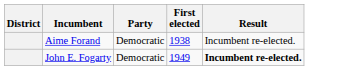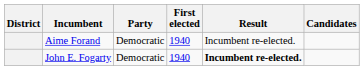+ column: (331, 24)
(180, 40) 1938 -> (180, 40) 1940
(180, 57) 1949 -> (180, 57) 1940
